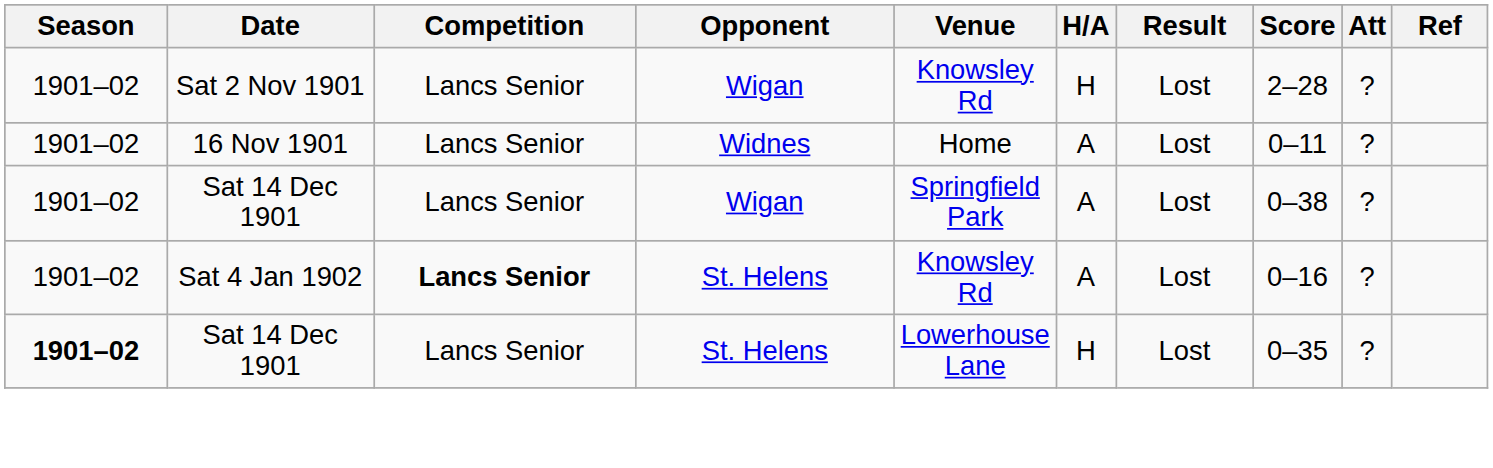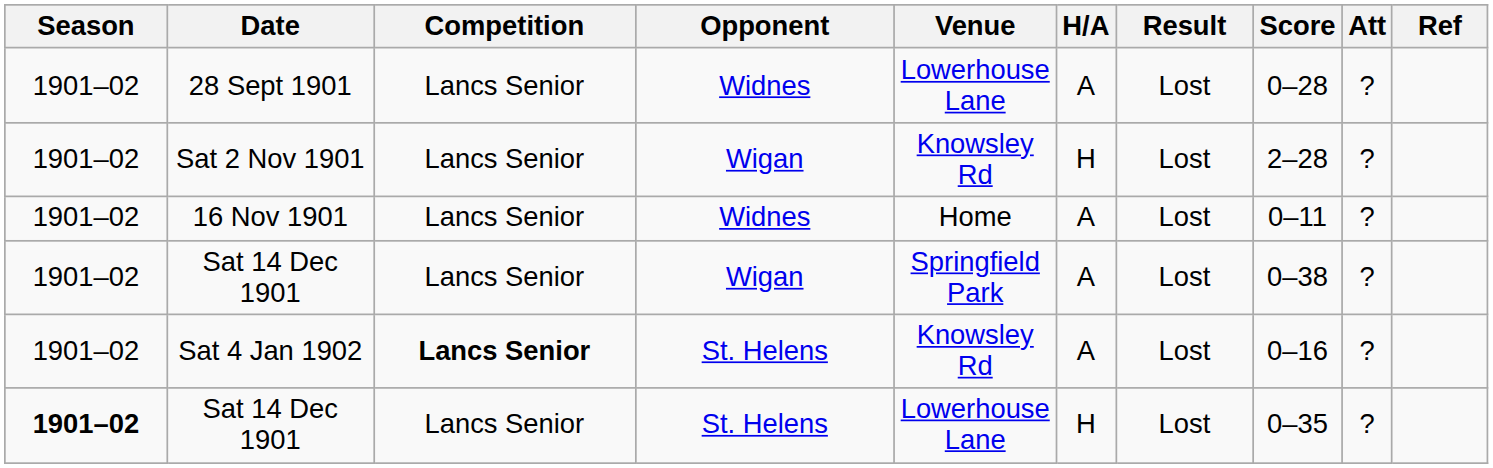+ row: (270, 84)
